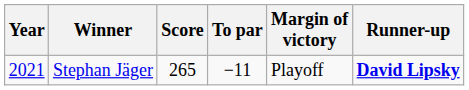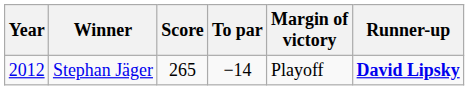(27, 70) 2021 -> (27, 70) 2012
(237, 70) −11 -> (237, 70) −14
